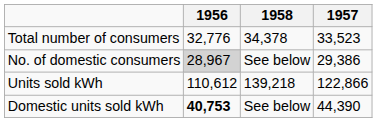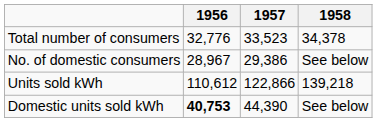columns swapped: (343, 15) <-> (277, 15)
(209, 60) lightgrey background -> (209, 60) no background
